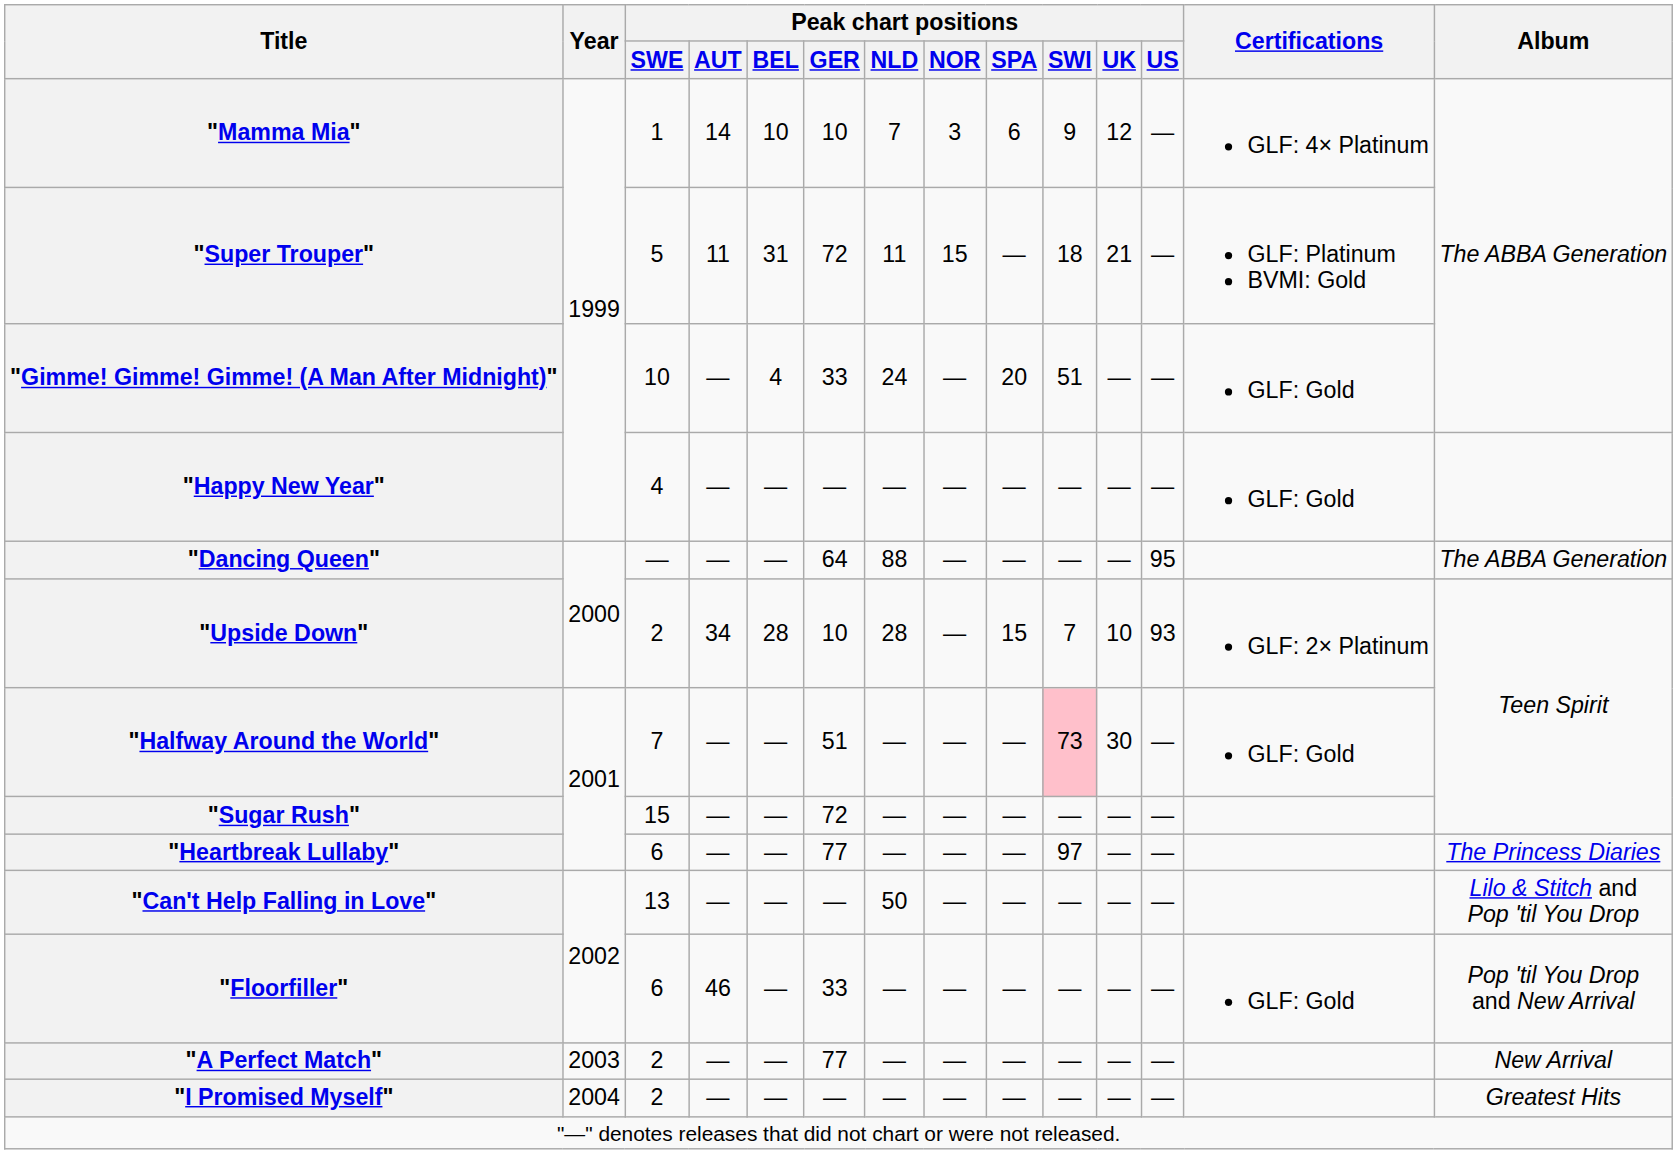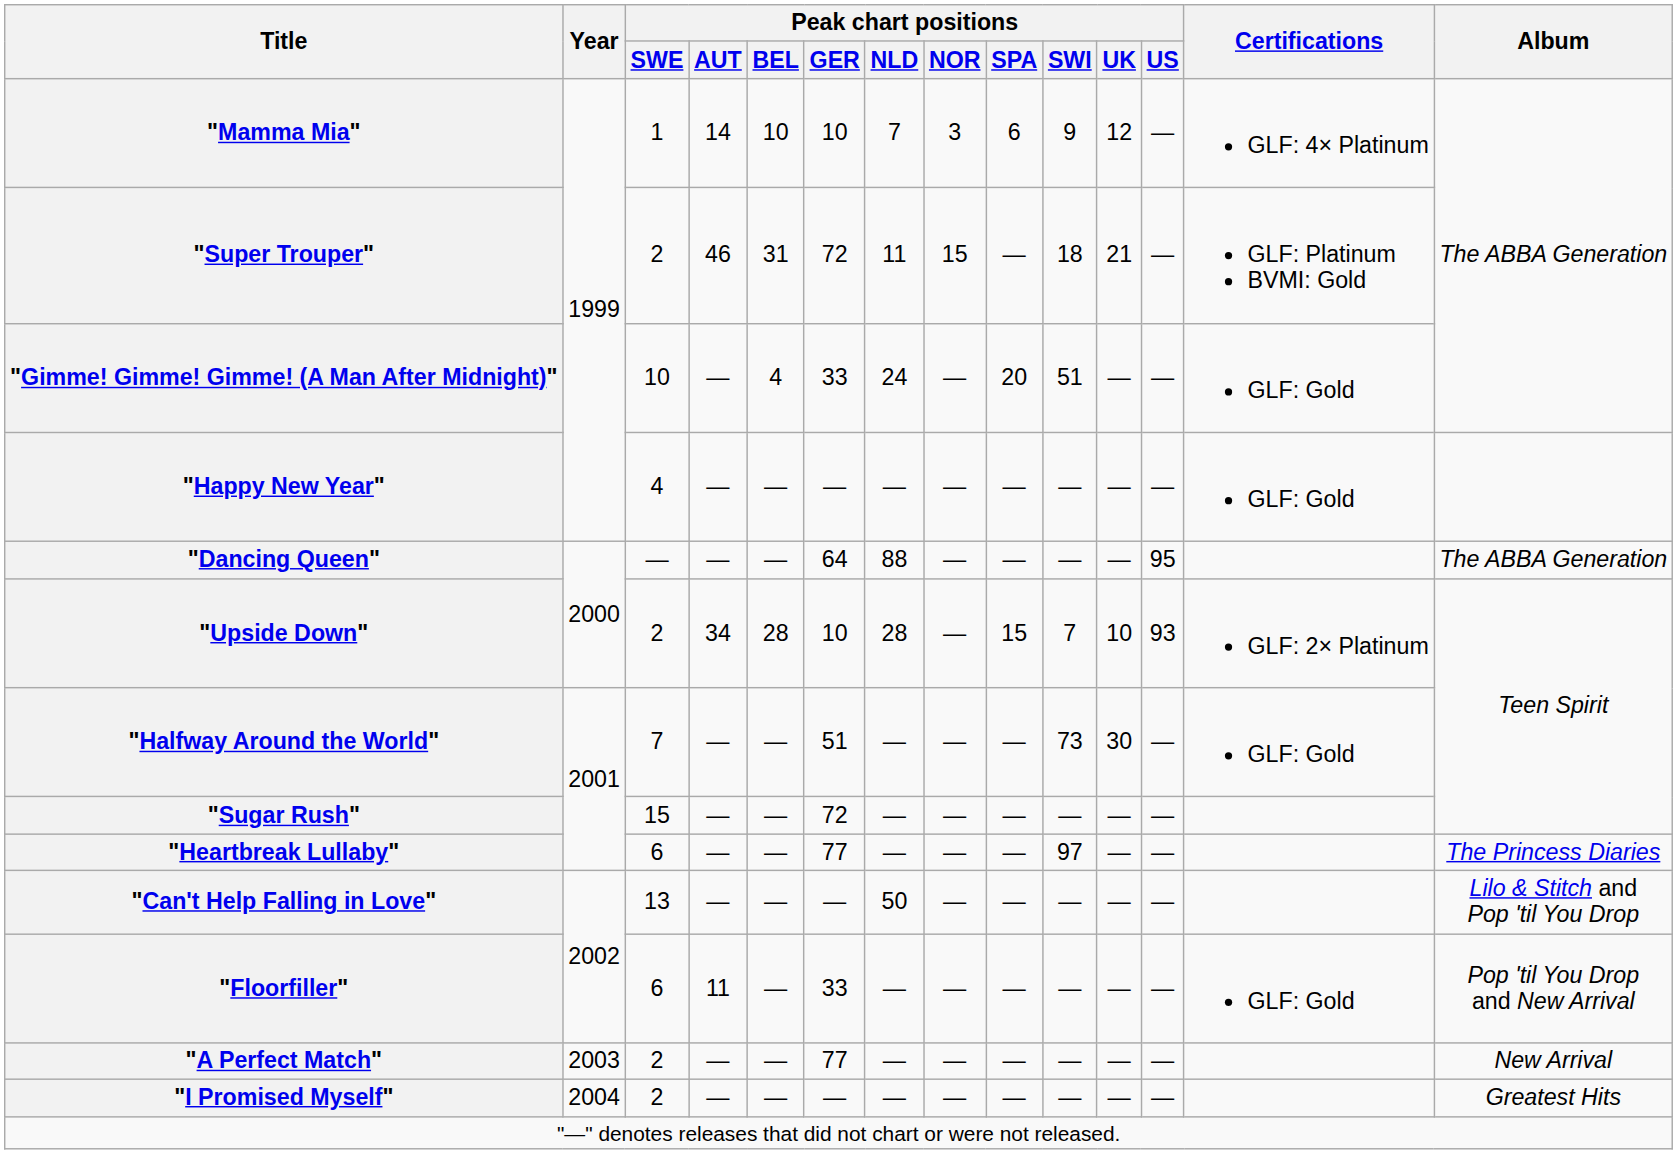(657, 255) 5 -> (657, 255) 2
(718, 255) 11 -> (718, 255) 46
(1070, 742) pink background -> (1070, 742) no background
(718, 987) 46 -> (718, 987) 11
